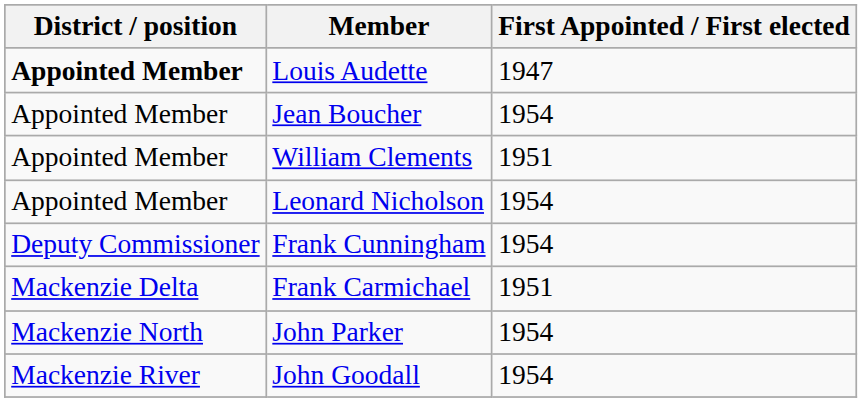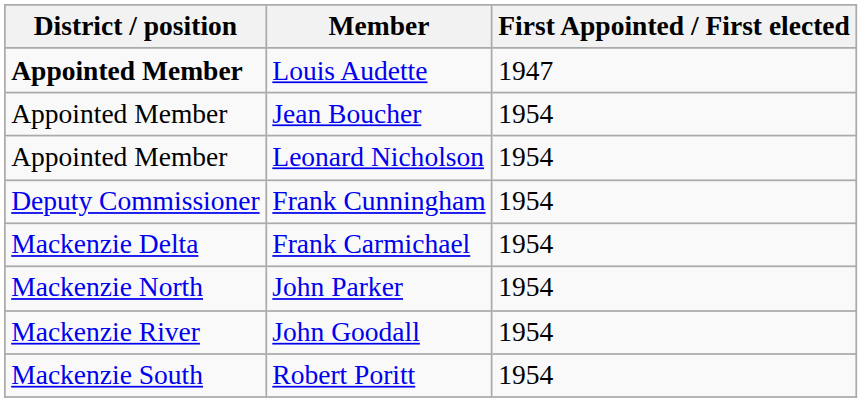- row: (372, 157)
(526, 288) 1951 -> (526, 244) 1954
+ row: (344, 375)
